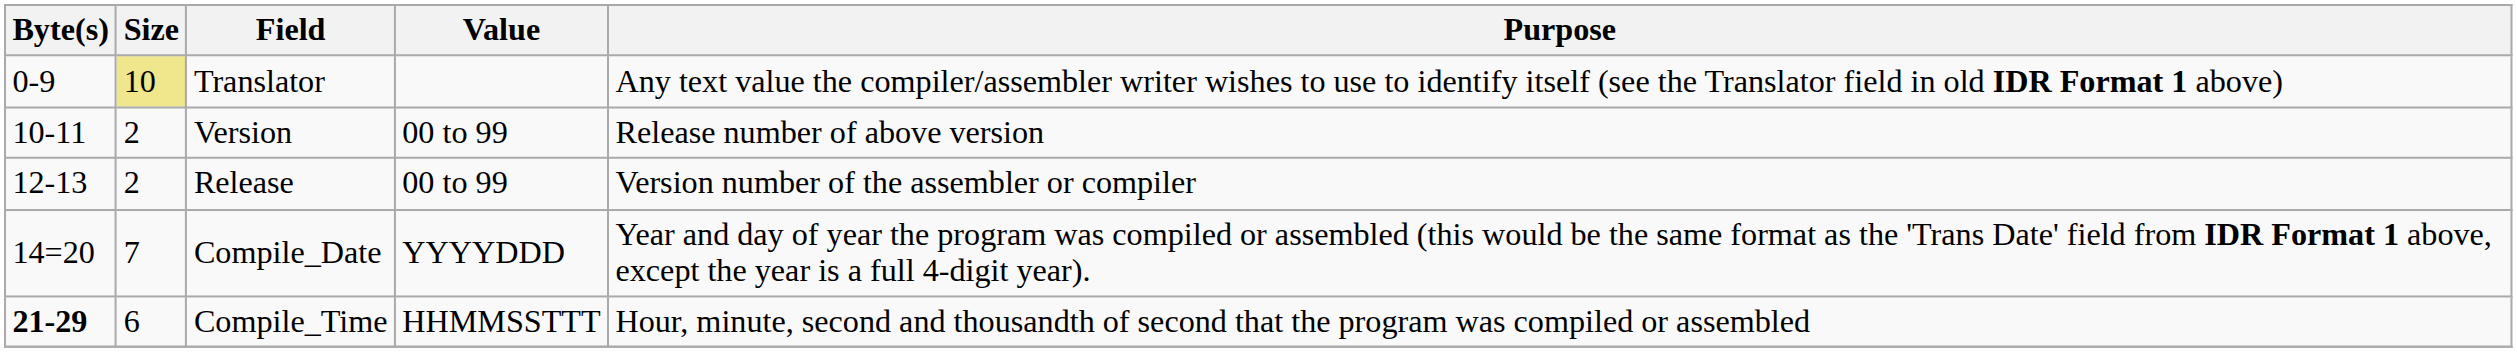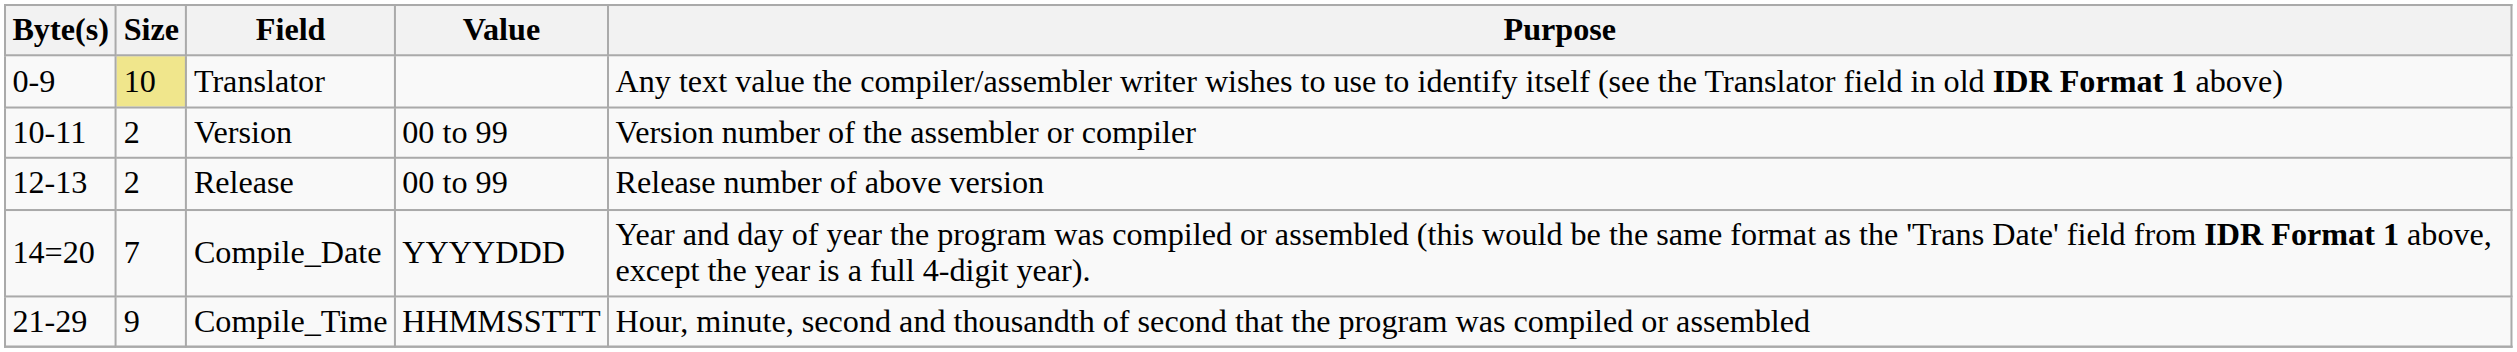(830, 132) Release number of above version -> (906, 132) Version number of the assembler or compiler
(906, 183) Version number of the assembler or compiler -> (830, 183) Release number of above version
(50, 321) bold -> (50, 321) normal
(132, 321) 6 -> (132, 321) 9
